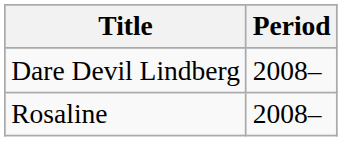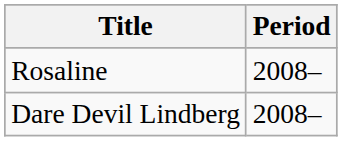rows swapped: (126, 69) <-> (59, 113)
